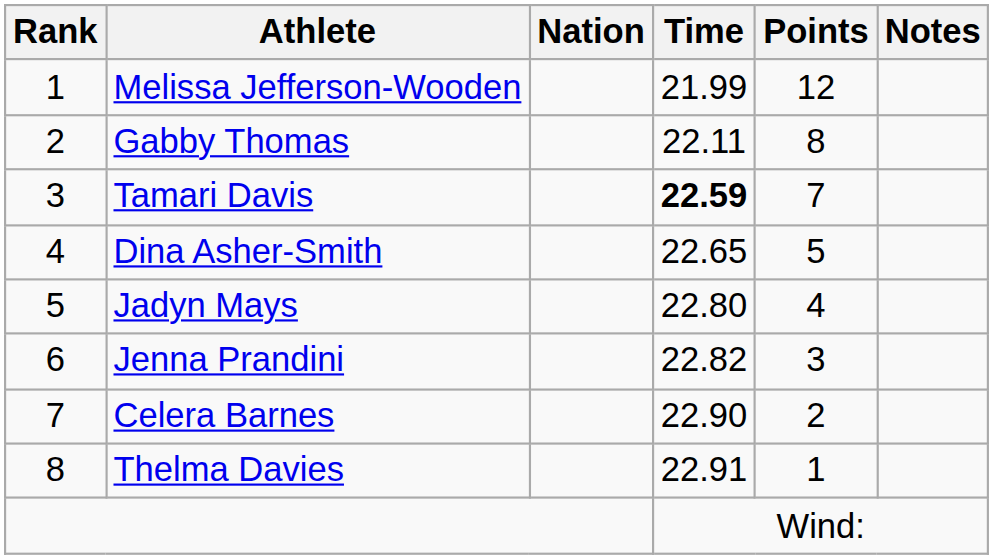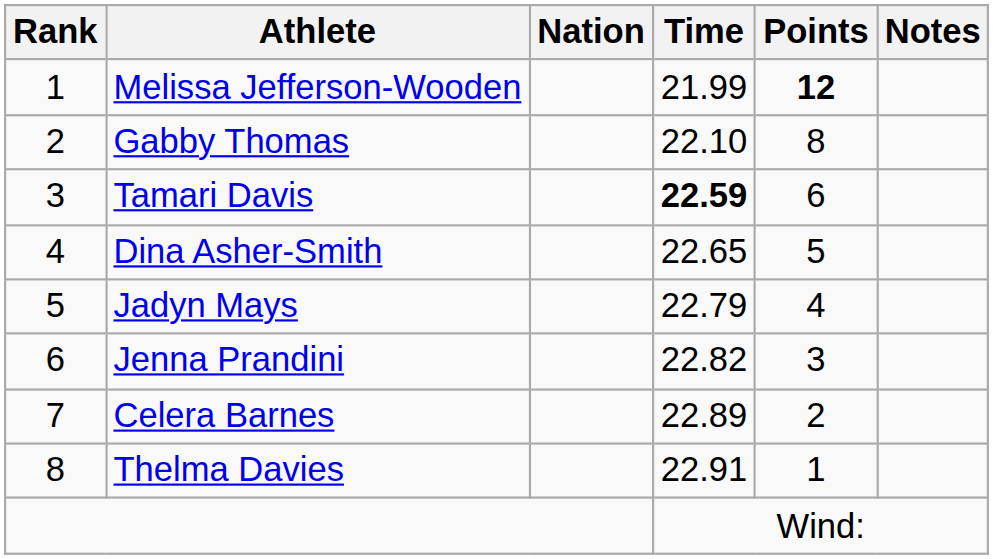(816, 86) normal -> (816, 86) bold
(704, 141) 22.11 -> (704, 141) 22.10
(816, 196) 7 -> (816, 196) 6
(704, 305) 22.80 -> (704, 305) 22.79
(704, 415) 22.90 -> (704, 415) 22.89
